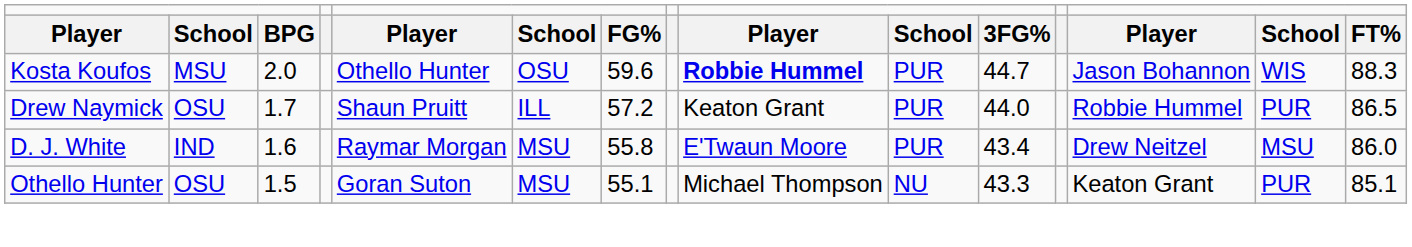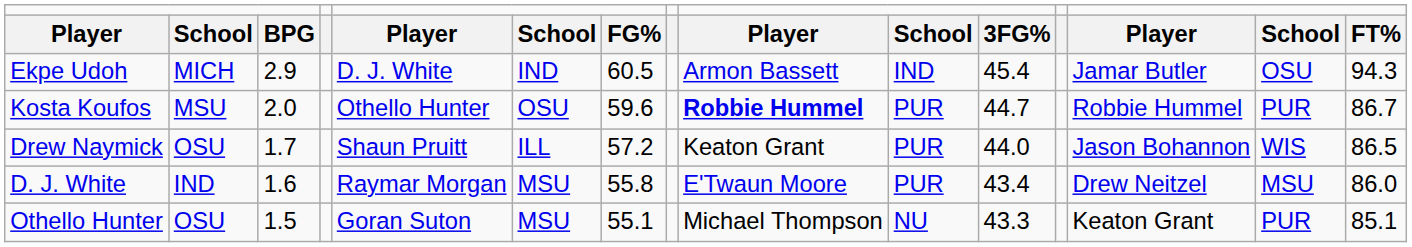+ row: (69, 71)
(1161, 71) Jason Bohannon -> (1157, 109) Robbie Hummel
(1284, 71) WIS -> (1286, 109) PUR
(1374, 71) 88.3 -> (1374, 109) 86.7
(1157, 109) Robbie Hummel -> (1161, 146) Jason Bohannon
(1286, 109) PUR -> (1284, 146) WIS
